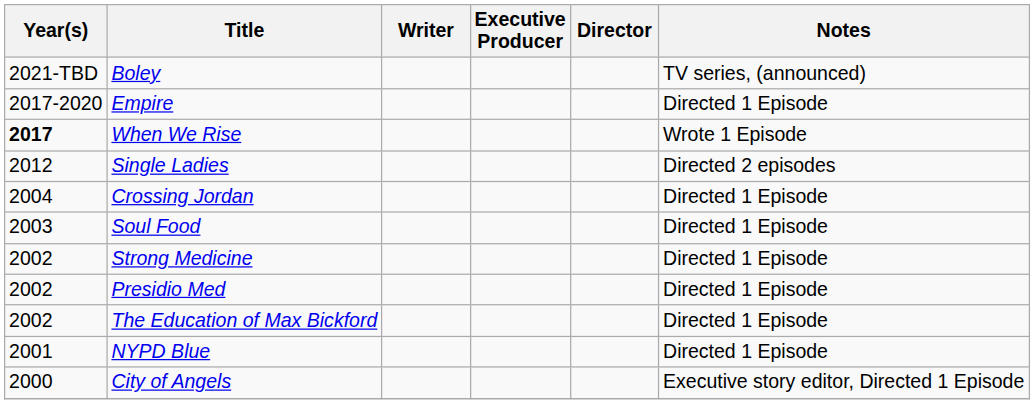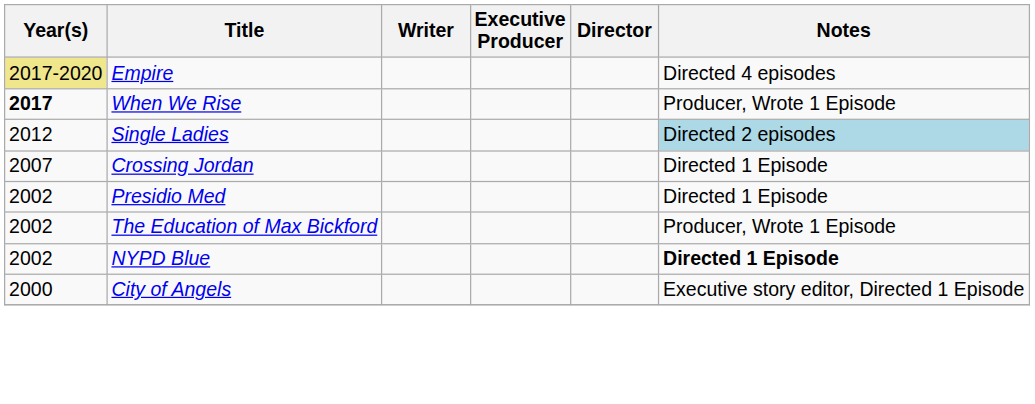- row: (136, 72)
(56, 103) no background -> (56, 72) khaki background
(745, 103) Directed 1 Episode -> (749, 72) Directed 4 episodes
(735, 134) Wrote 1 Episode -> (779, 103) Producer, Wrote 1 Episode
(749, 165) no background -> (749, 134) lightblue background
(31, 196) 2004 -> (31, 165) 2007
- row: (156, 227)
- row: (182, 258)
(745, 320) Directed 1 Episode -> (779, 227) Producer, Wrote 1 Episode
(31, 351) 2001 -> (31, 258) 2002
(745, 351) normal -> (751, 258) bold
